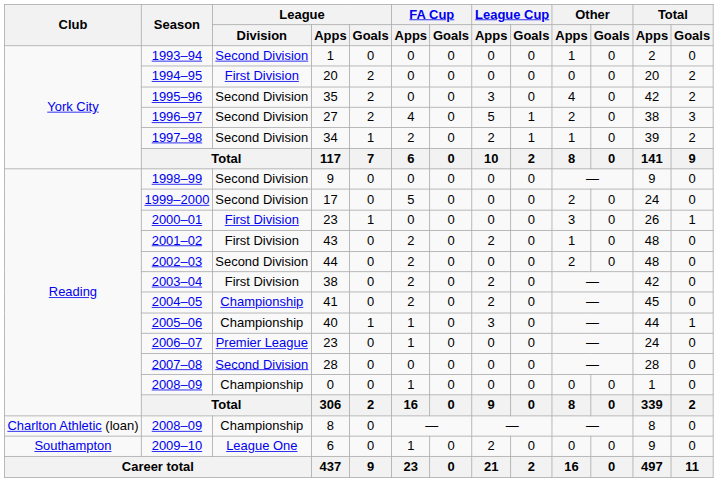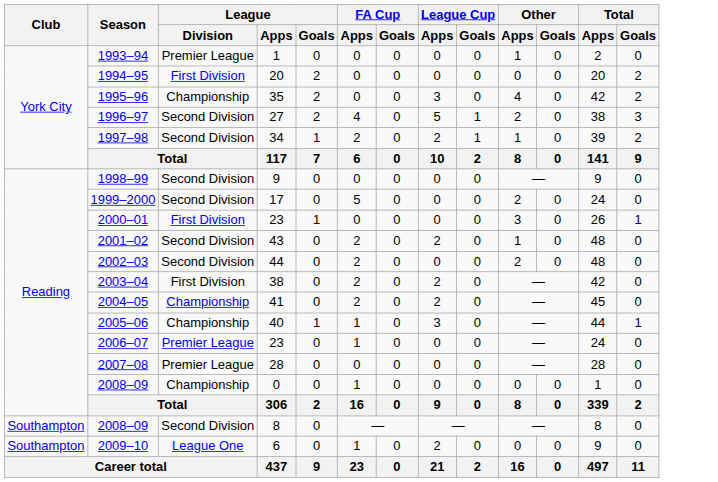(262, 55) Second Division -> (208, 55) Premier League
(262, 96) Second Division -> (208, 96) Championship
(262, 240) First Division -> (208, 240) Second Division
(262, 364) Second Division -> (208, 364) Premier League
(73, 425) Charlton Athletic (loan) -> (46, 425) Southampton
(262, 425) Championship -> (208, 425) Second Division
